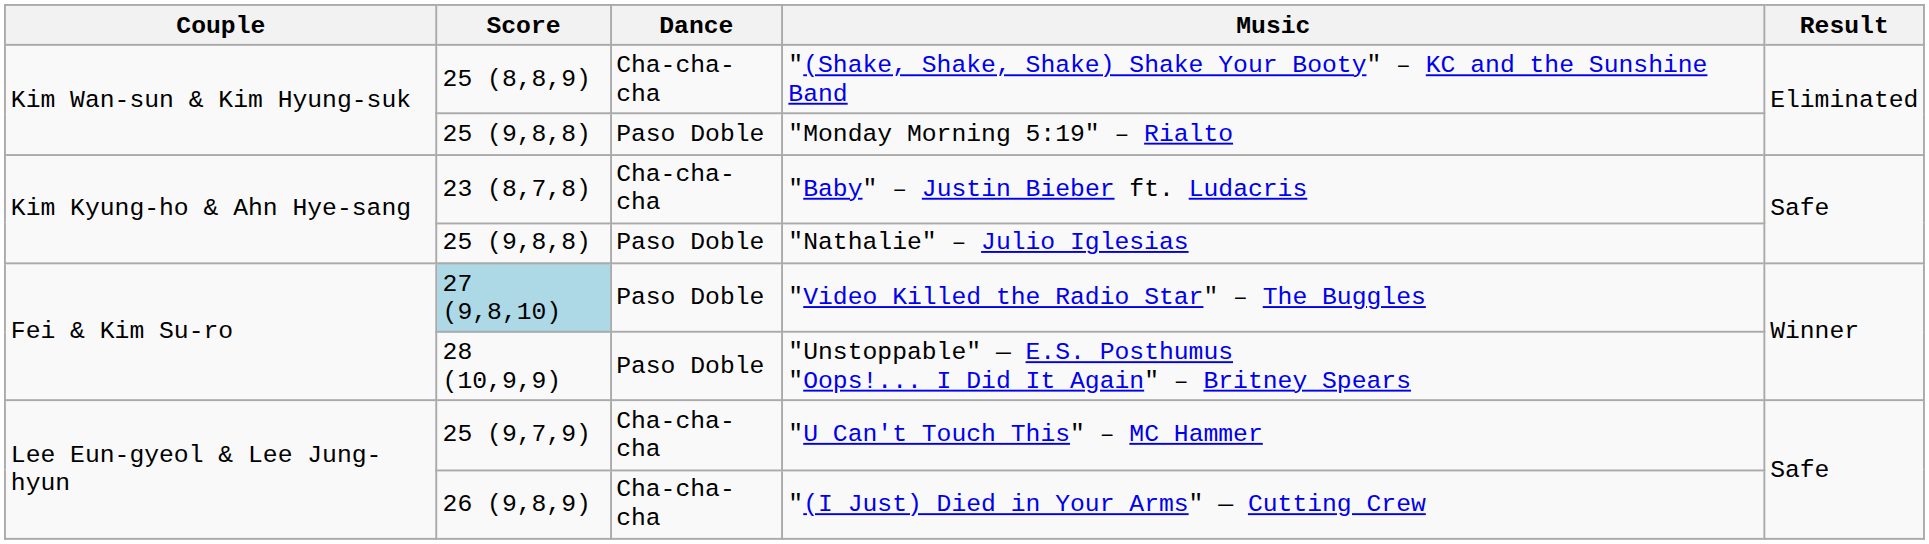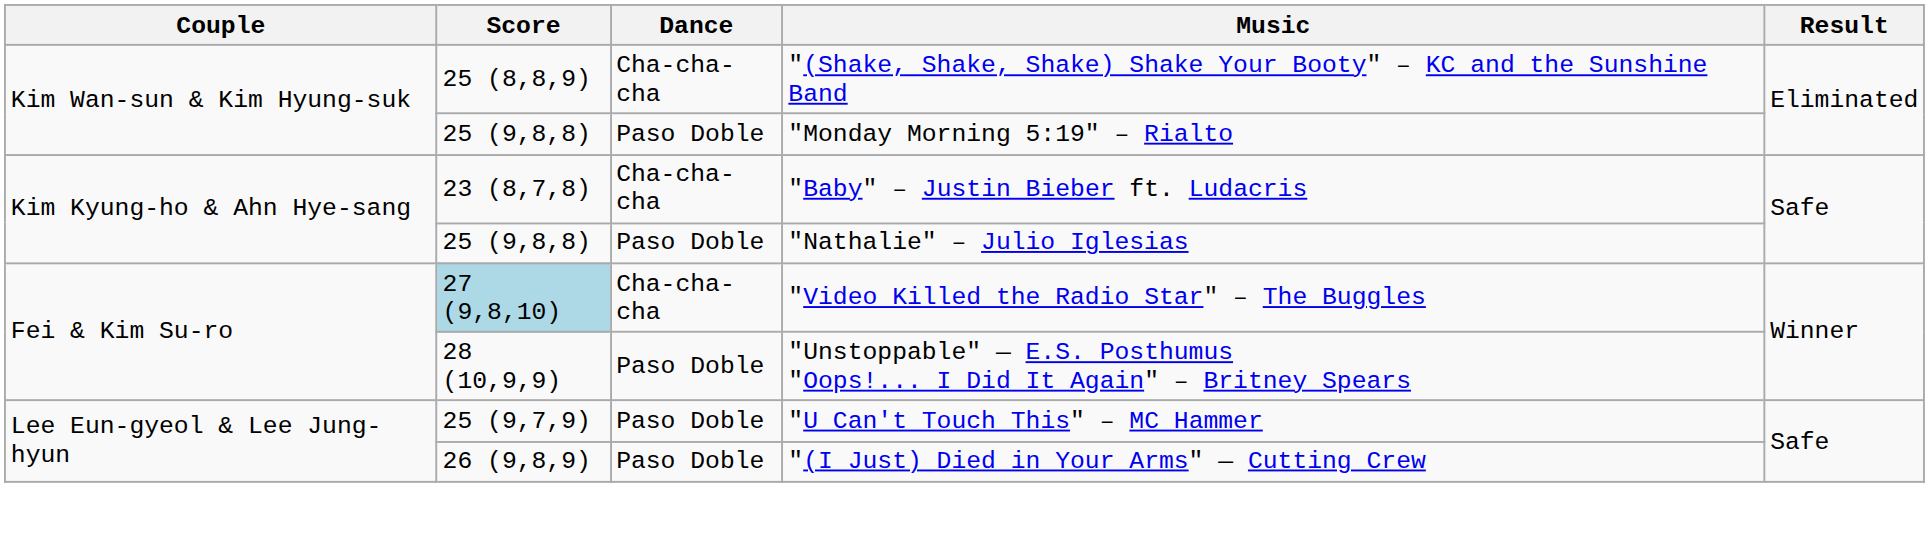(690, 298) Paso Doble -> (675, 298) Cha-cha-cha
(675, 435) Cha-cha-cha -> (690, 421) Paso Doble
(675, 504) Cha-cha-cha -> (690, 461) Paso Doble
